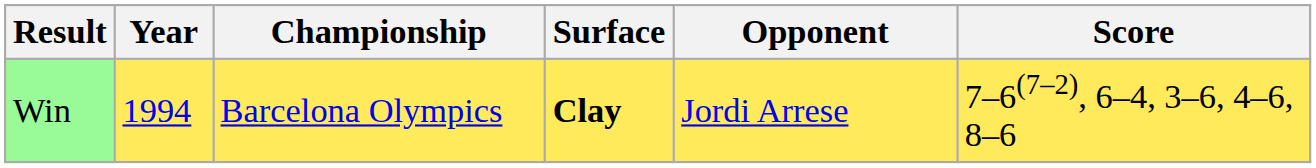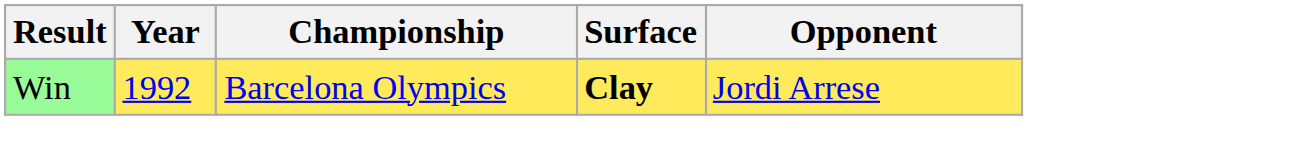- column: (1133, 31)
(157, 110) 1994 -> (157, 86) 1992
